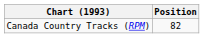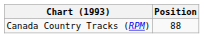(176, 26) 82 -> (176, 26) 88
